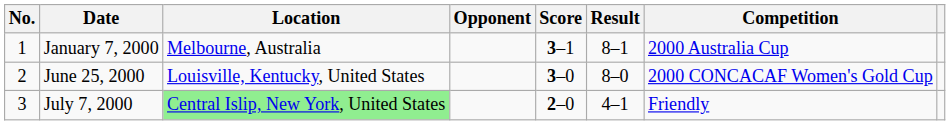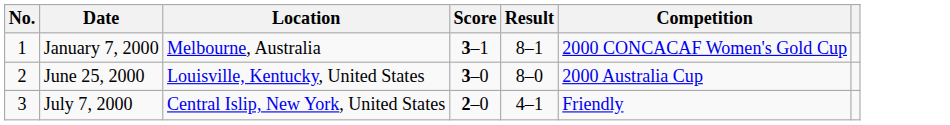- column: (492, 18)
(718, 47) 2000 Australia Cup -> (705, 47) 2000 CONCACAF Women's Gold Cup
(790, 76) 2000 CONCACAF Women's Gold Cup -> (633, 76) 2000 Australia Cup
(306, 104) lightgreen background -> (306, 104) no background
